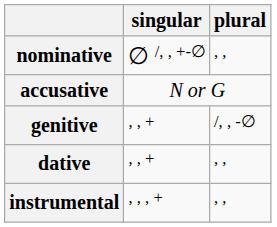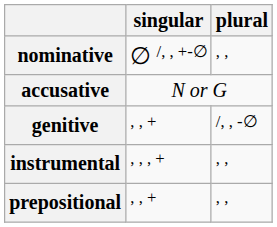- row: (64, 163)
+ row: (65, 202)
